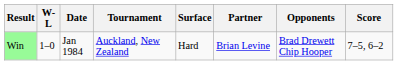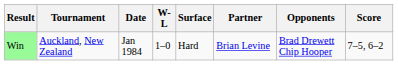columns swapped: (48, 18) <-> (135, 18)
